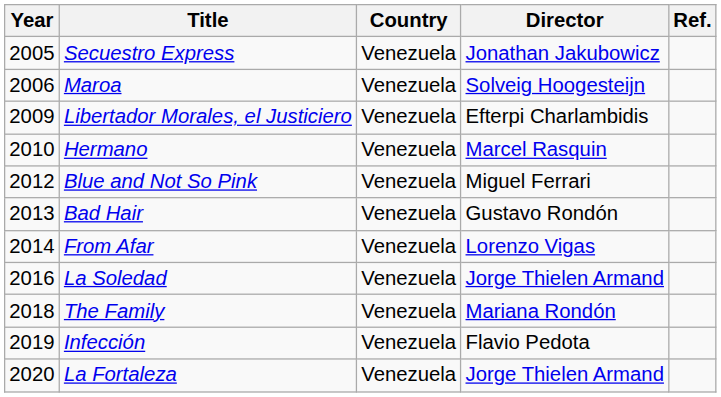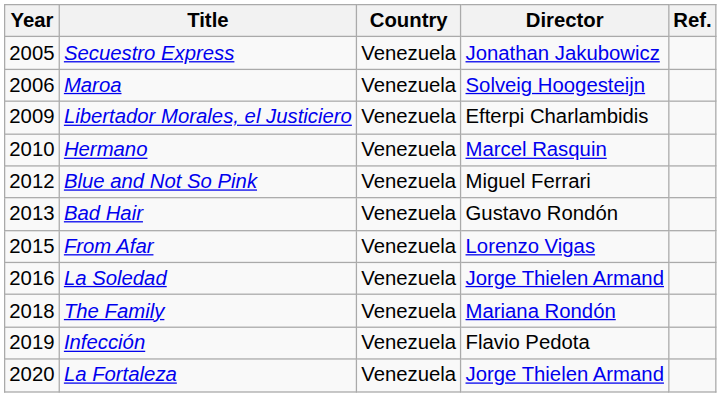(32, 246) 2014 -> (32, 246) 2015
